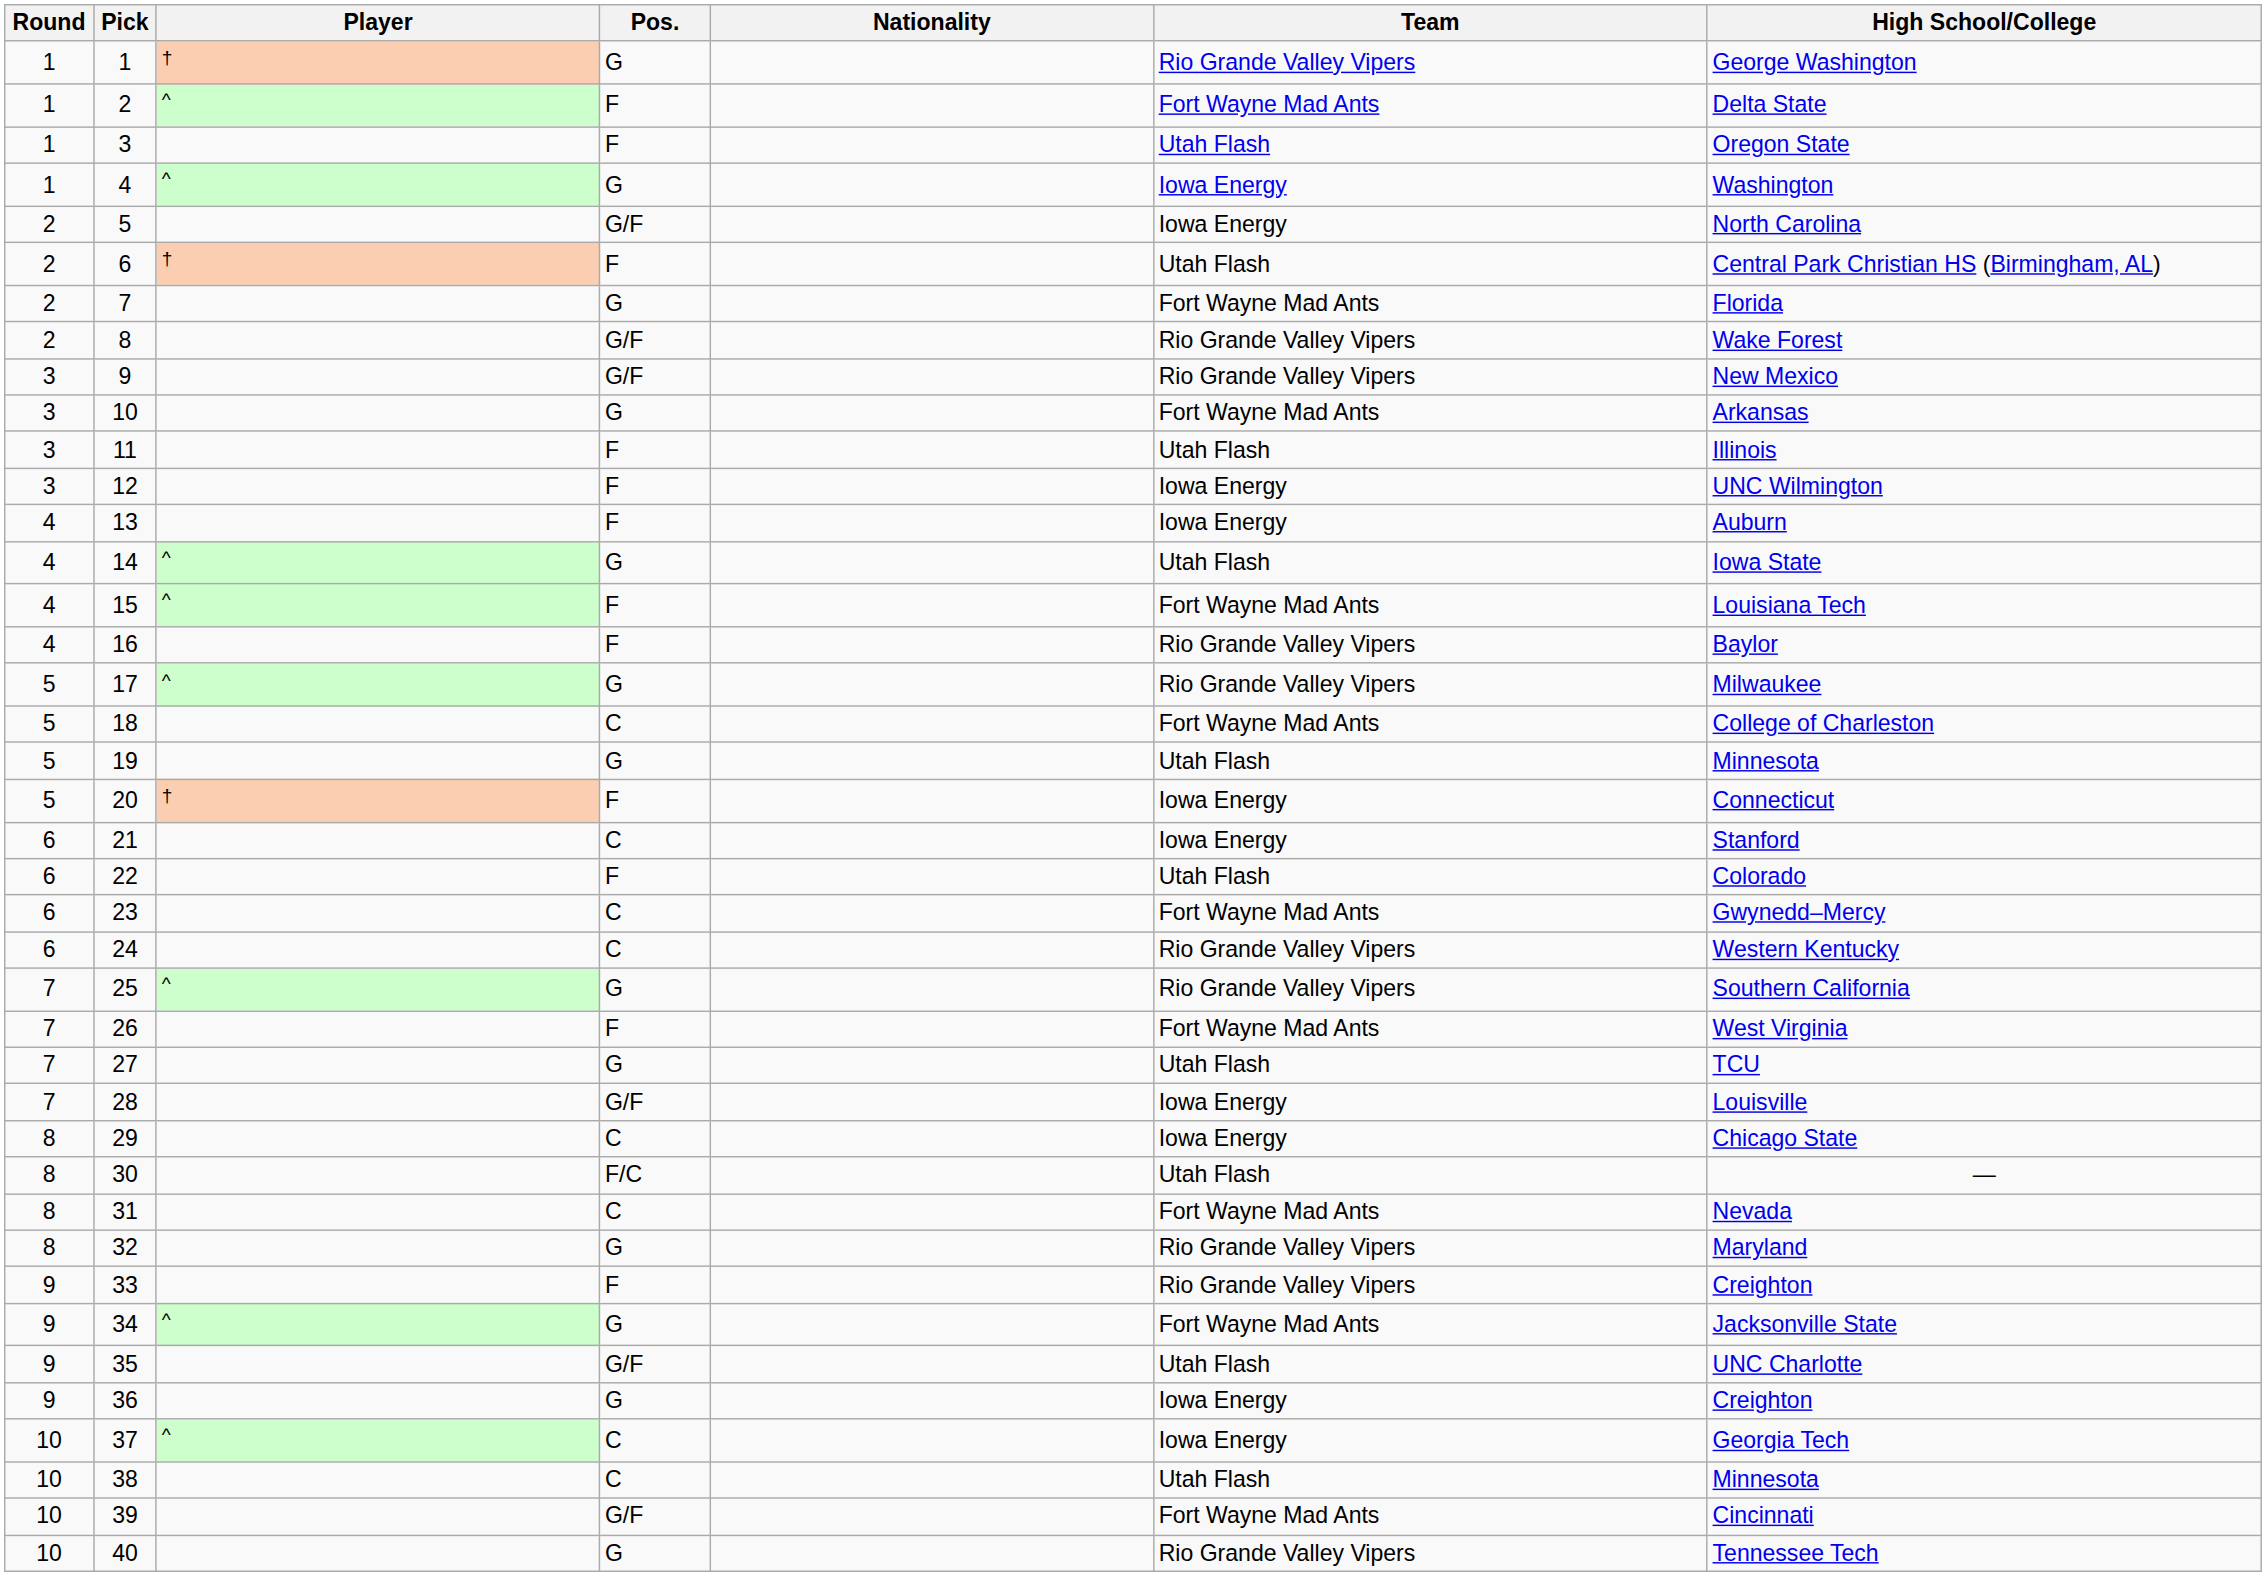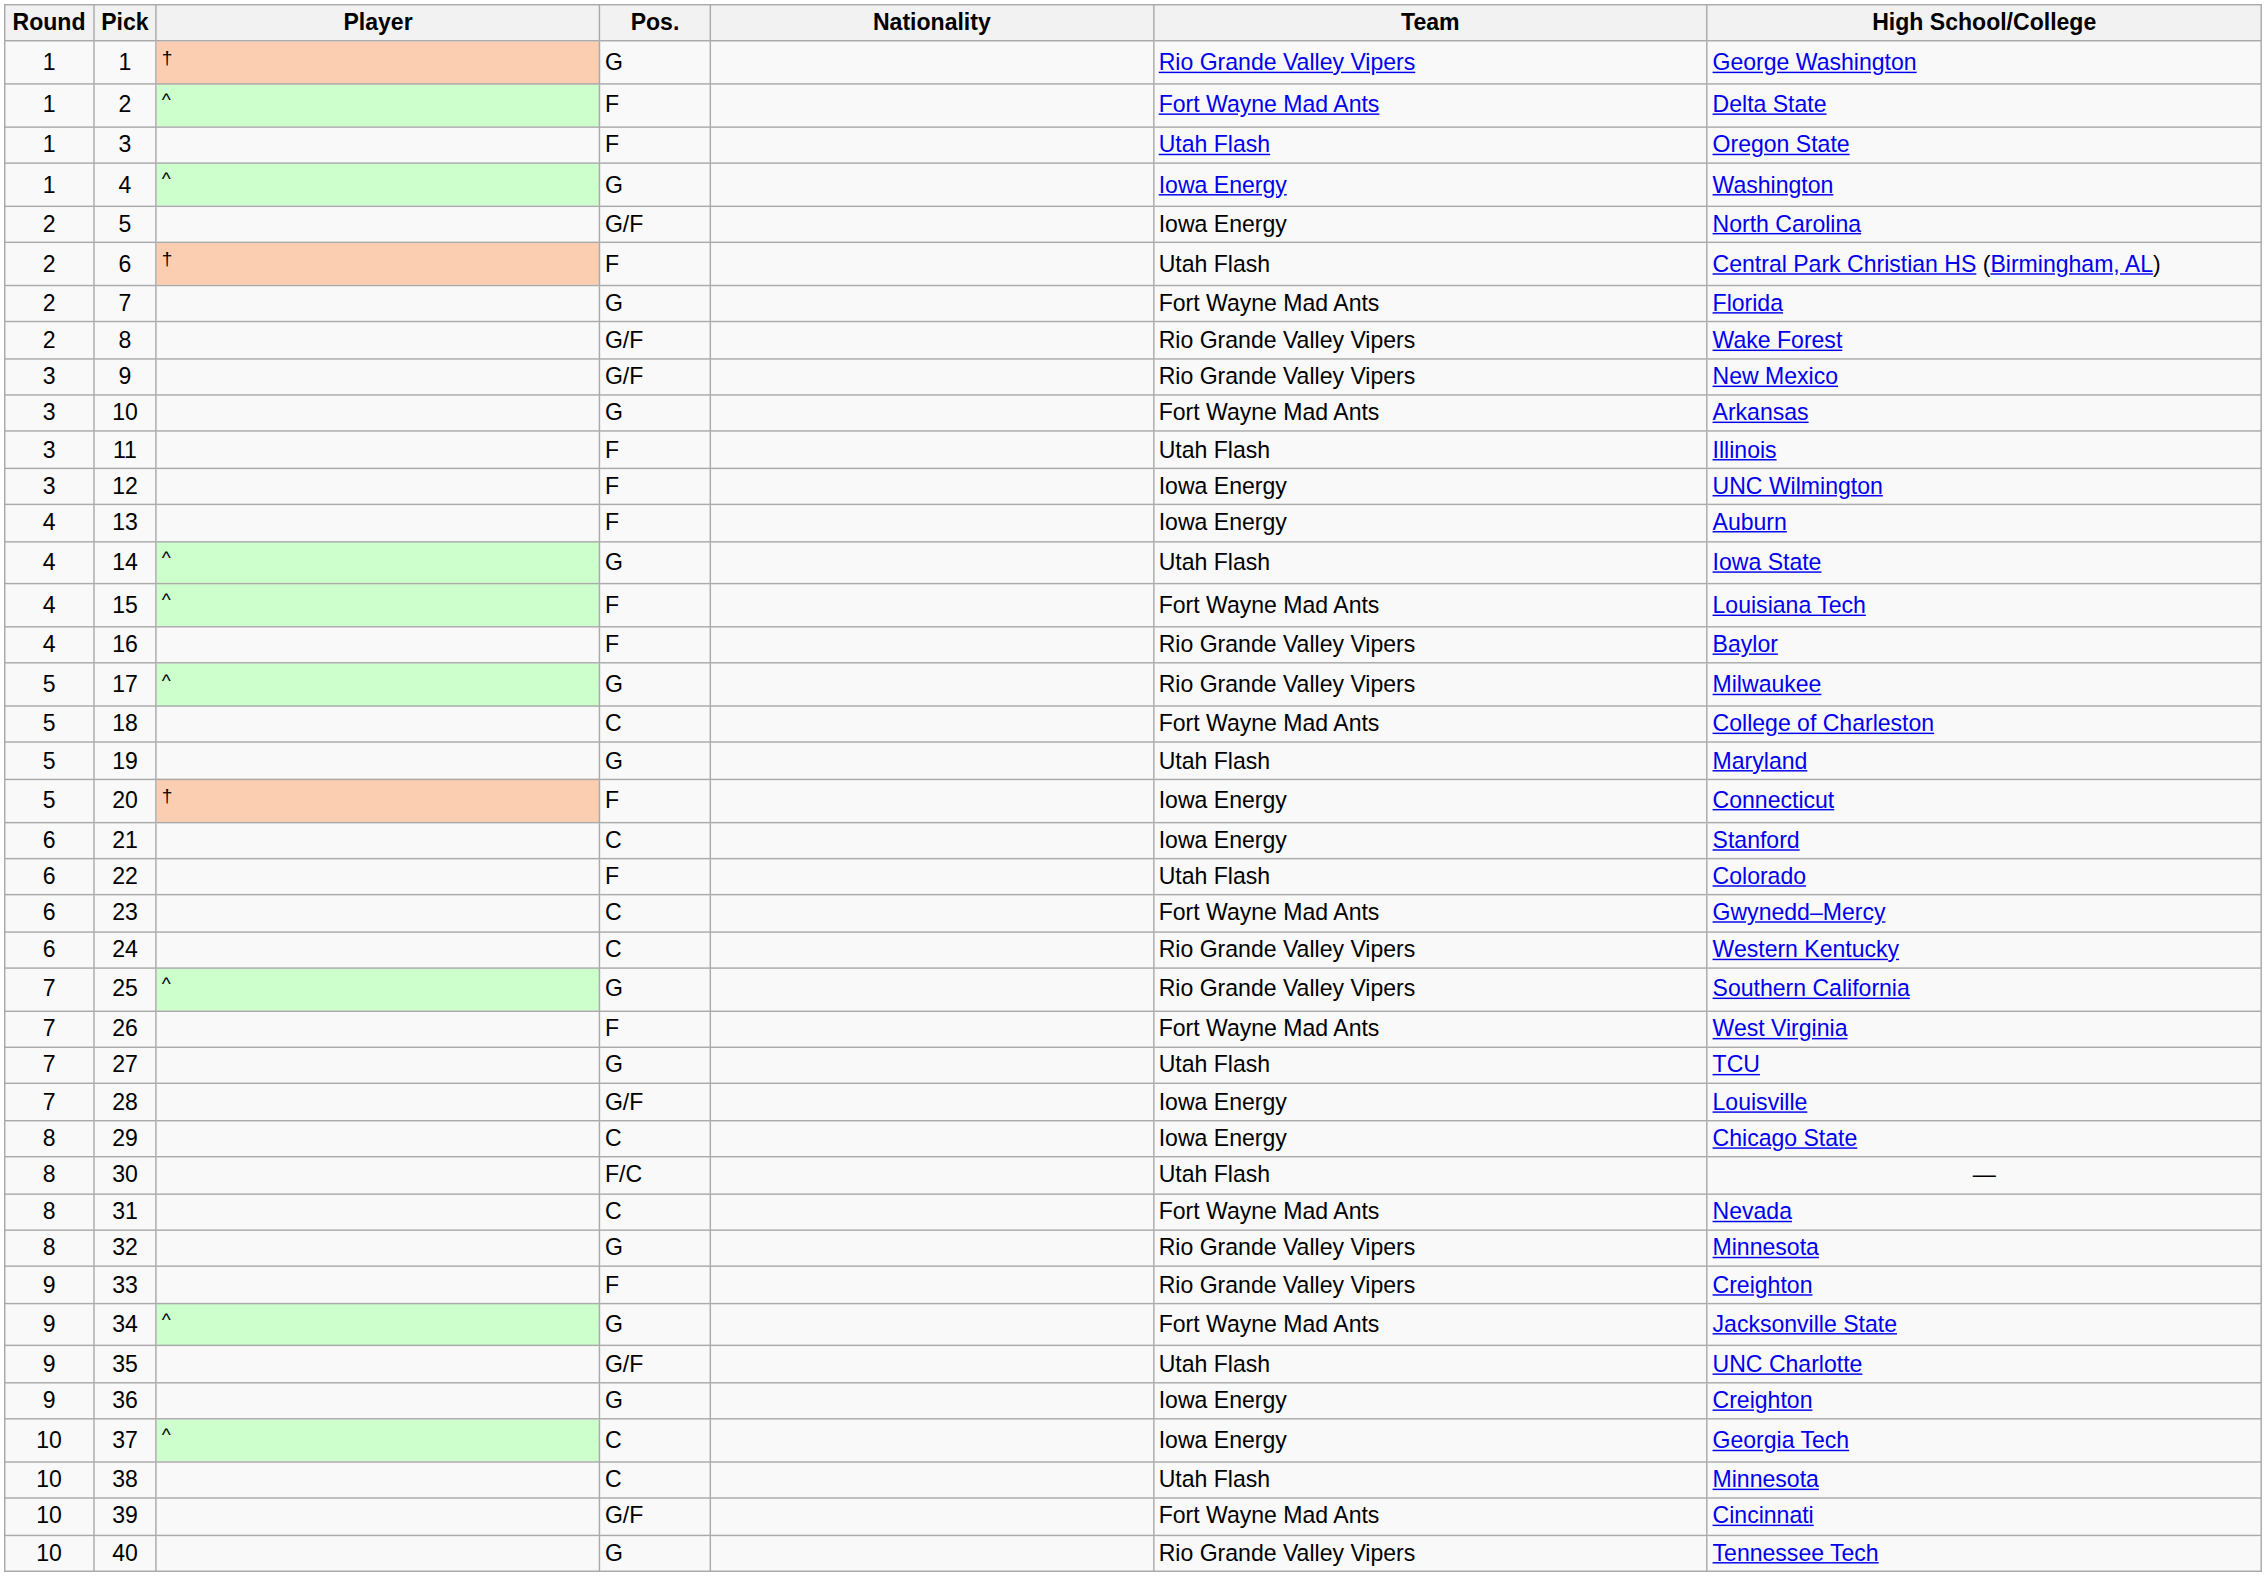(1766, 760) Minnesota -> (1760, 760) Maryland
(1760, 1248) Maryland -> (1766, 1248) Minnesota
